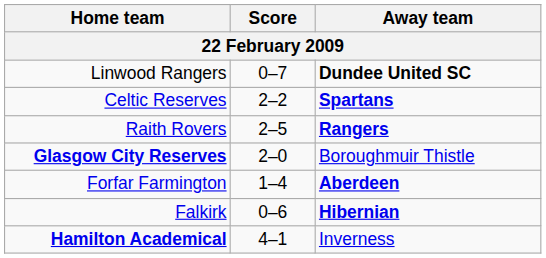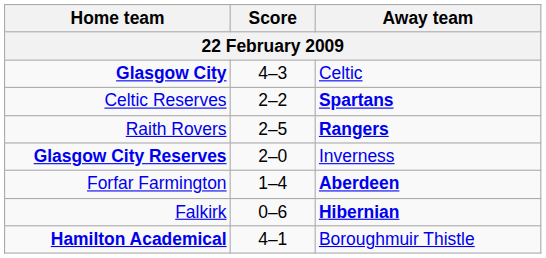- row: (159, 73)
+ row: (171, 73)
(397, 156) Boroughmuir Thistle -> (357, 156) Inverness
(357, 239) Inverness -> (397, 239) Boroughmuir Thistle
